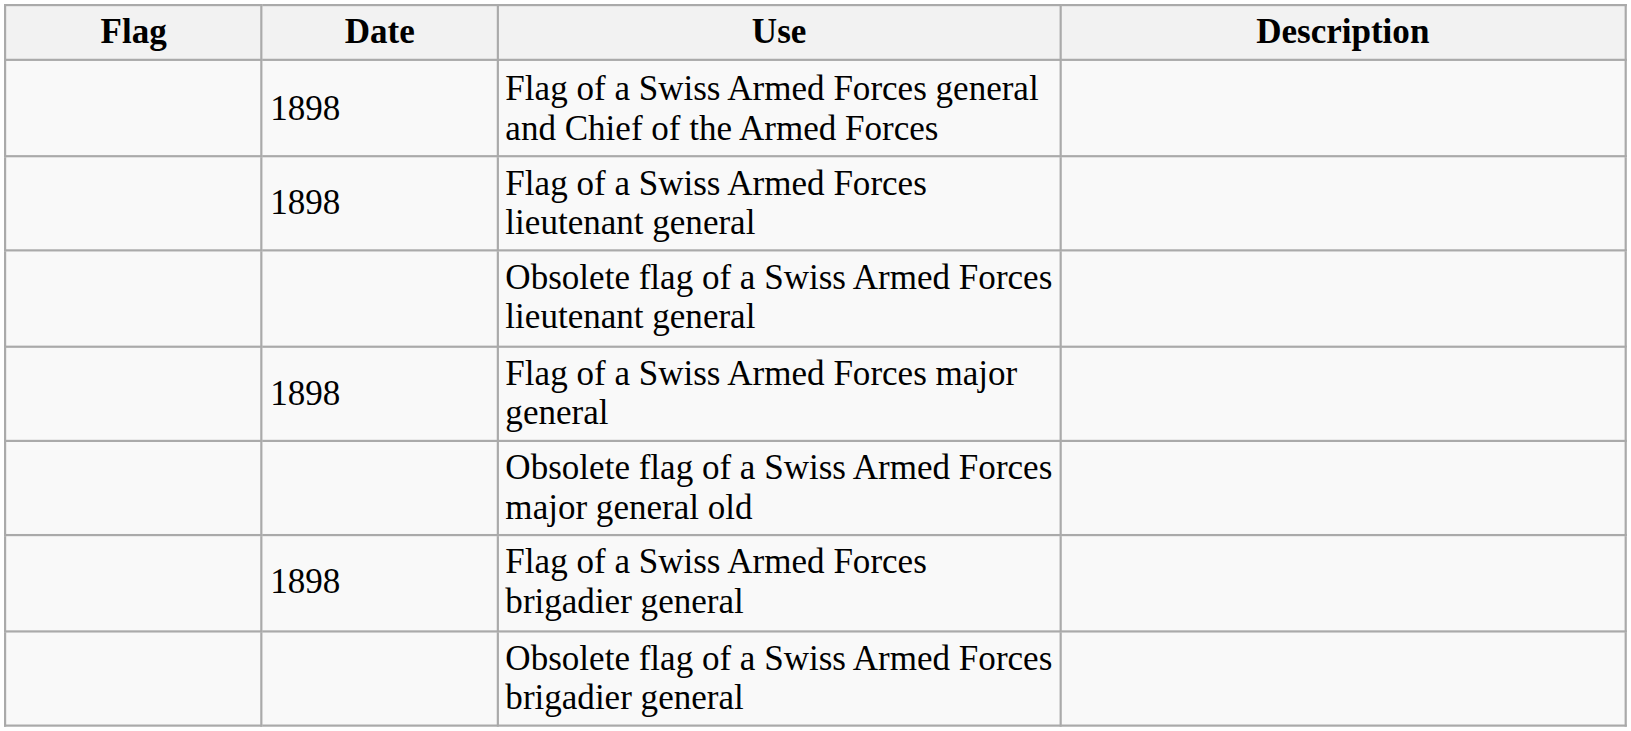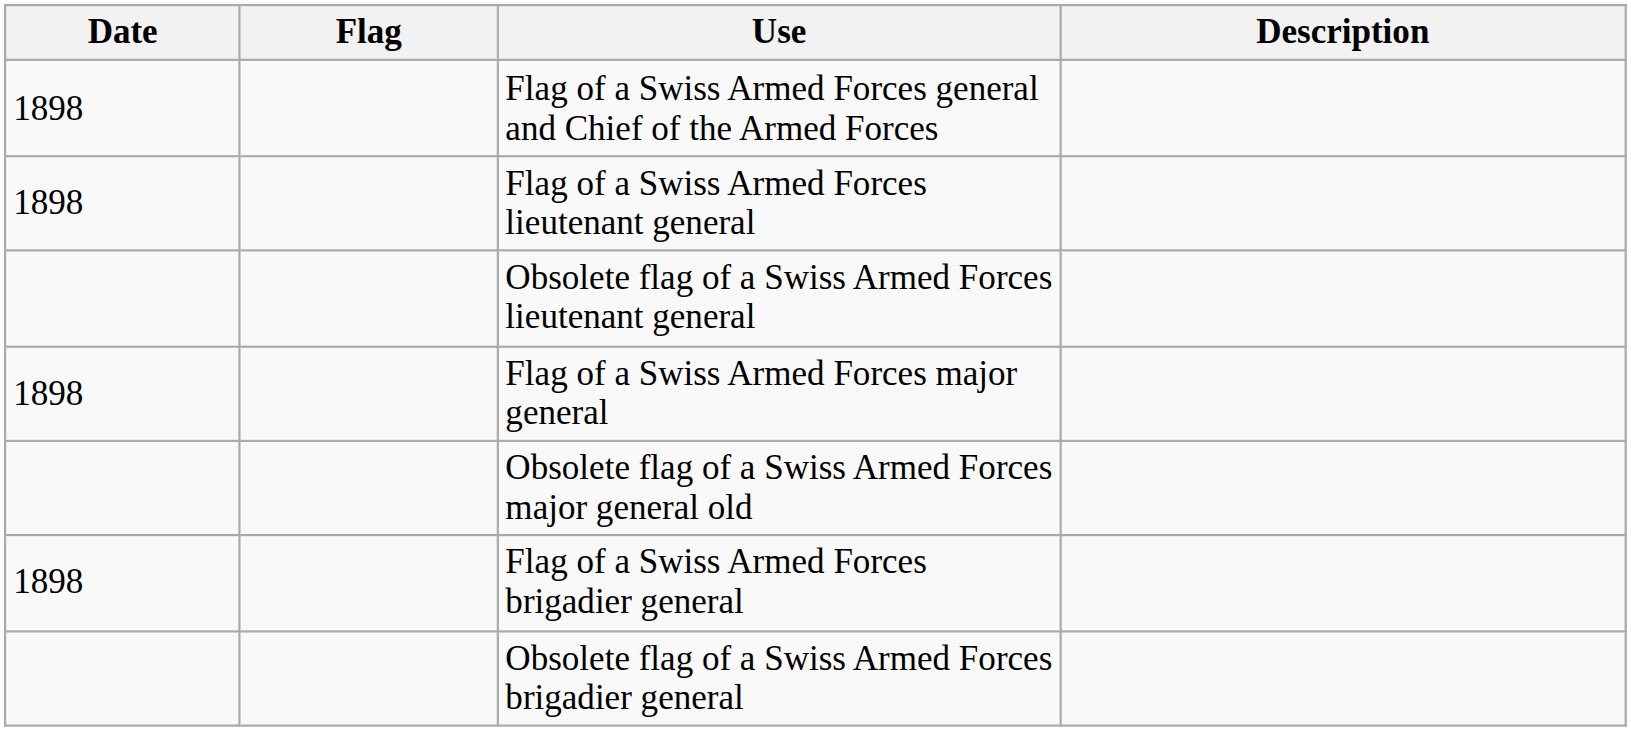columns swapped: (134, 32) <-> (380, 32)
